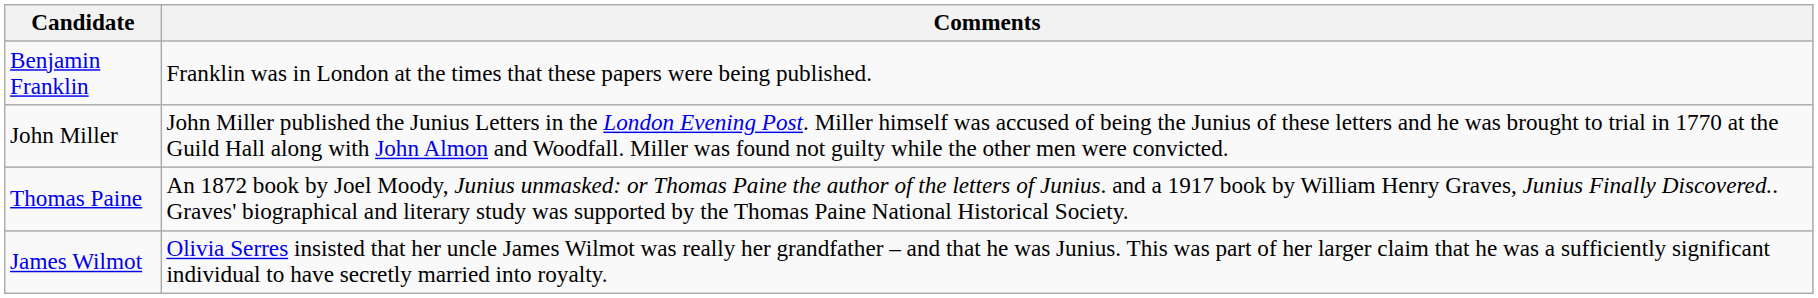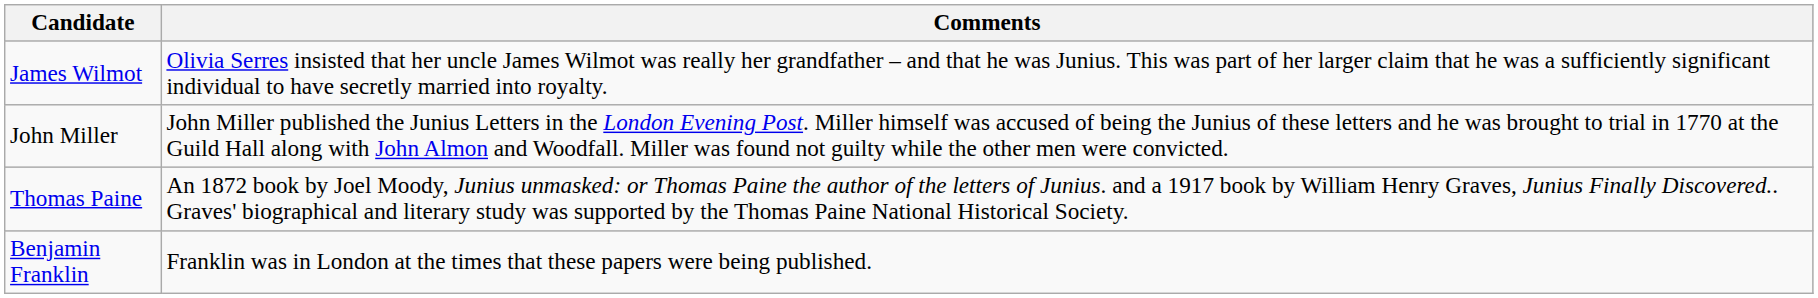rows swapped: (55, 72) <-> (76, 261)
